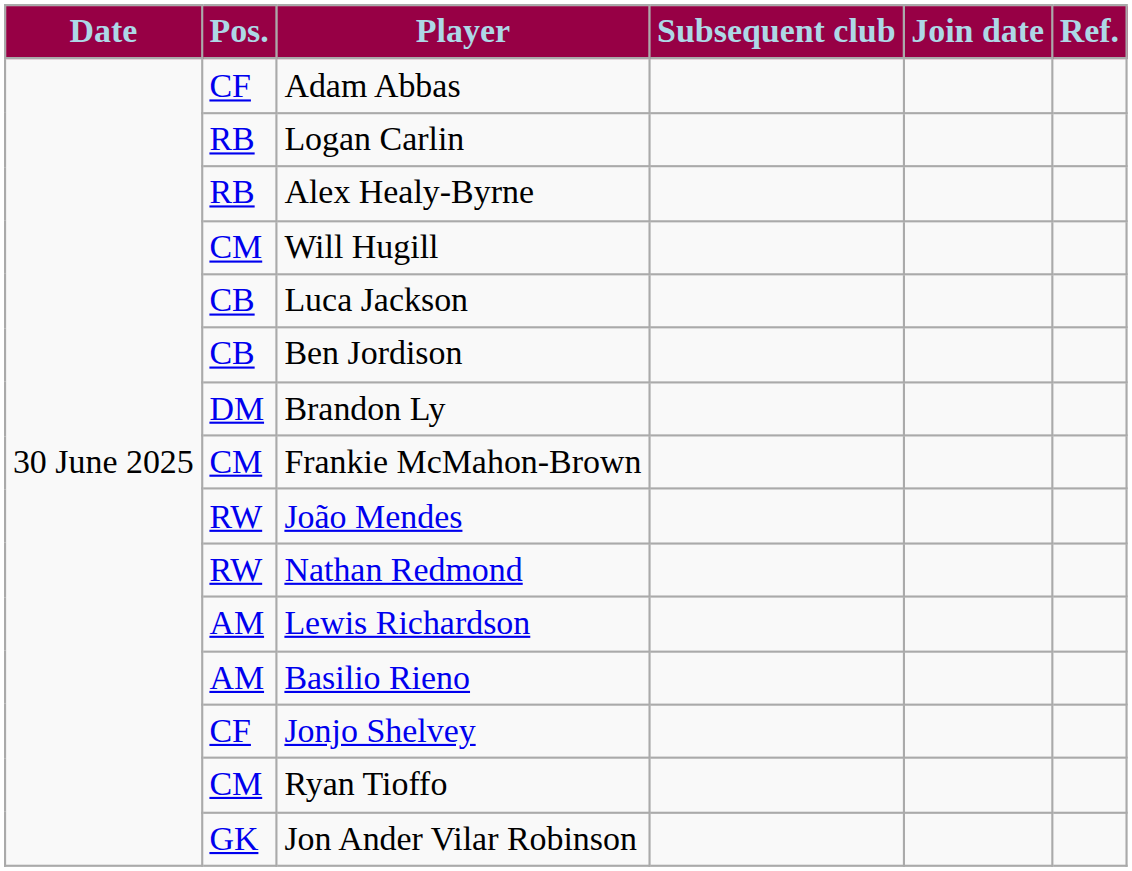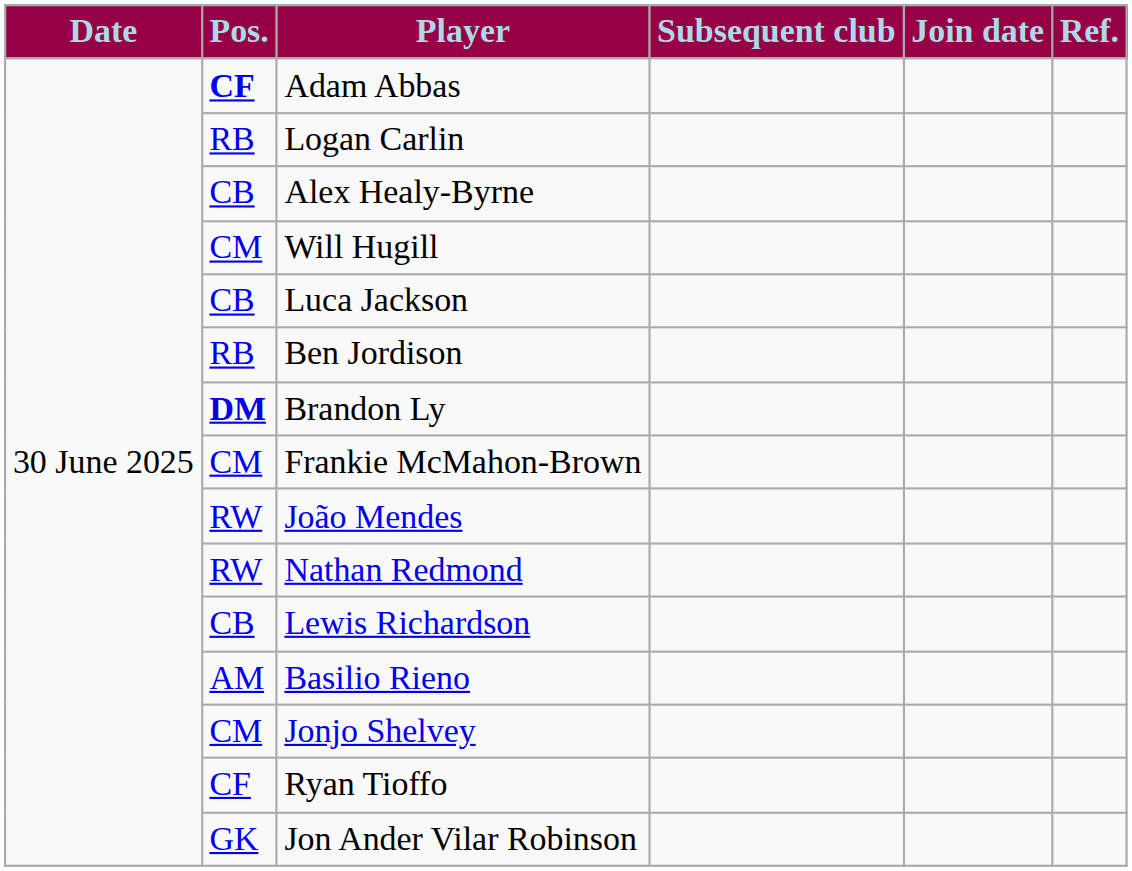(230, 85) normal -> (232, 85) bold
(232, 192) RB -> (232, 192) CB
(232, 354) CB -> (232, 354) RB
(237, 407) normal -> (238, 407) bold
(237, 623) AM -> (232, 623) CB
(230, 730) CF -> (236, 730) CM
(236, 784) CM -> (230, 784) CF
